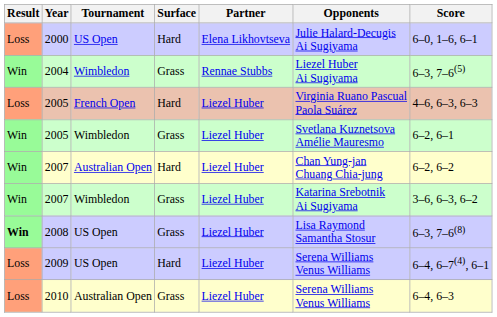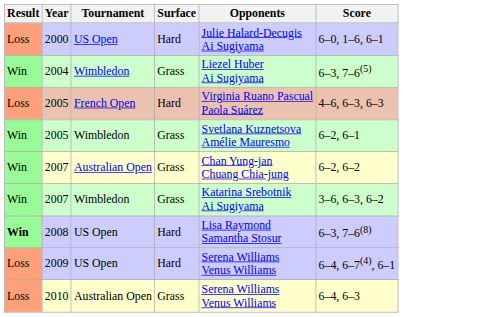- column: (246, 13)
(169, 167) Hard -> (171, 167) Grass
(171, 231) Grass -> (169, 231) Hard
